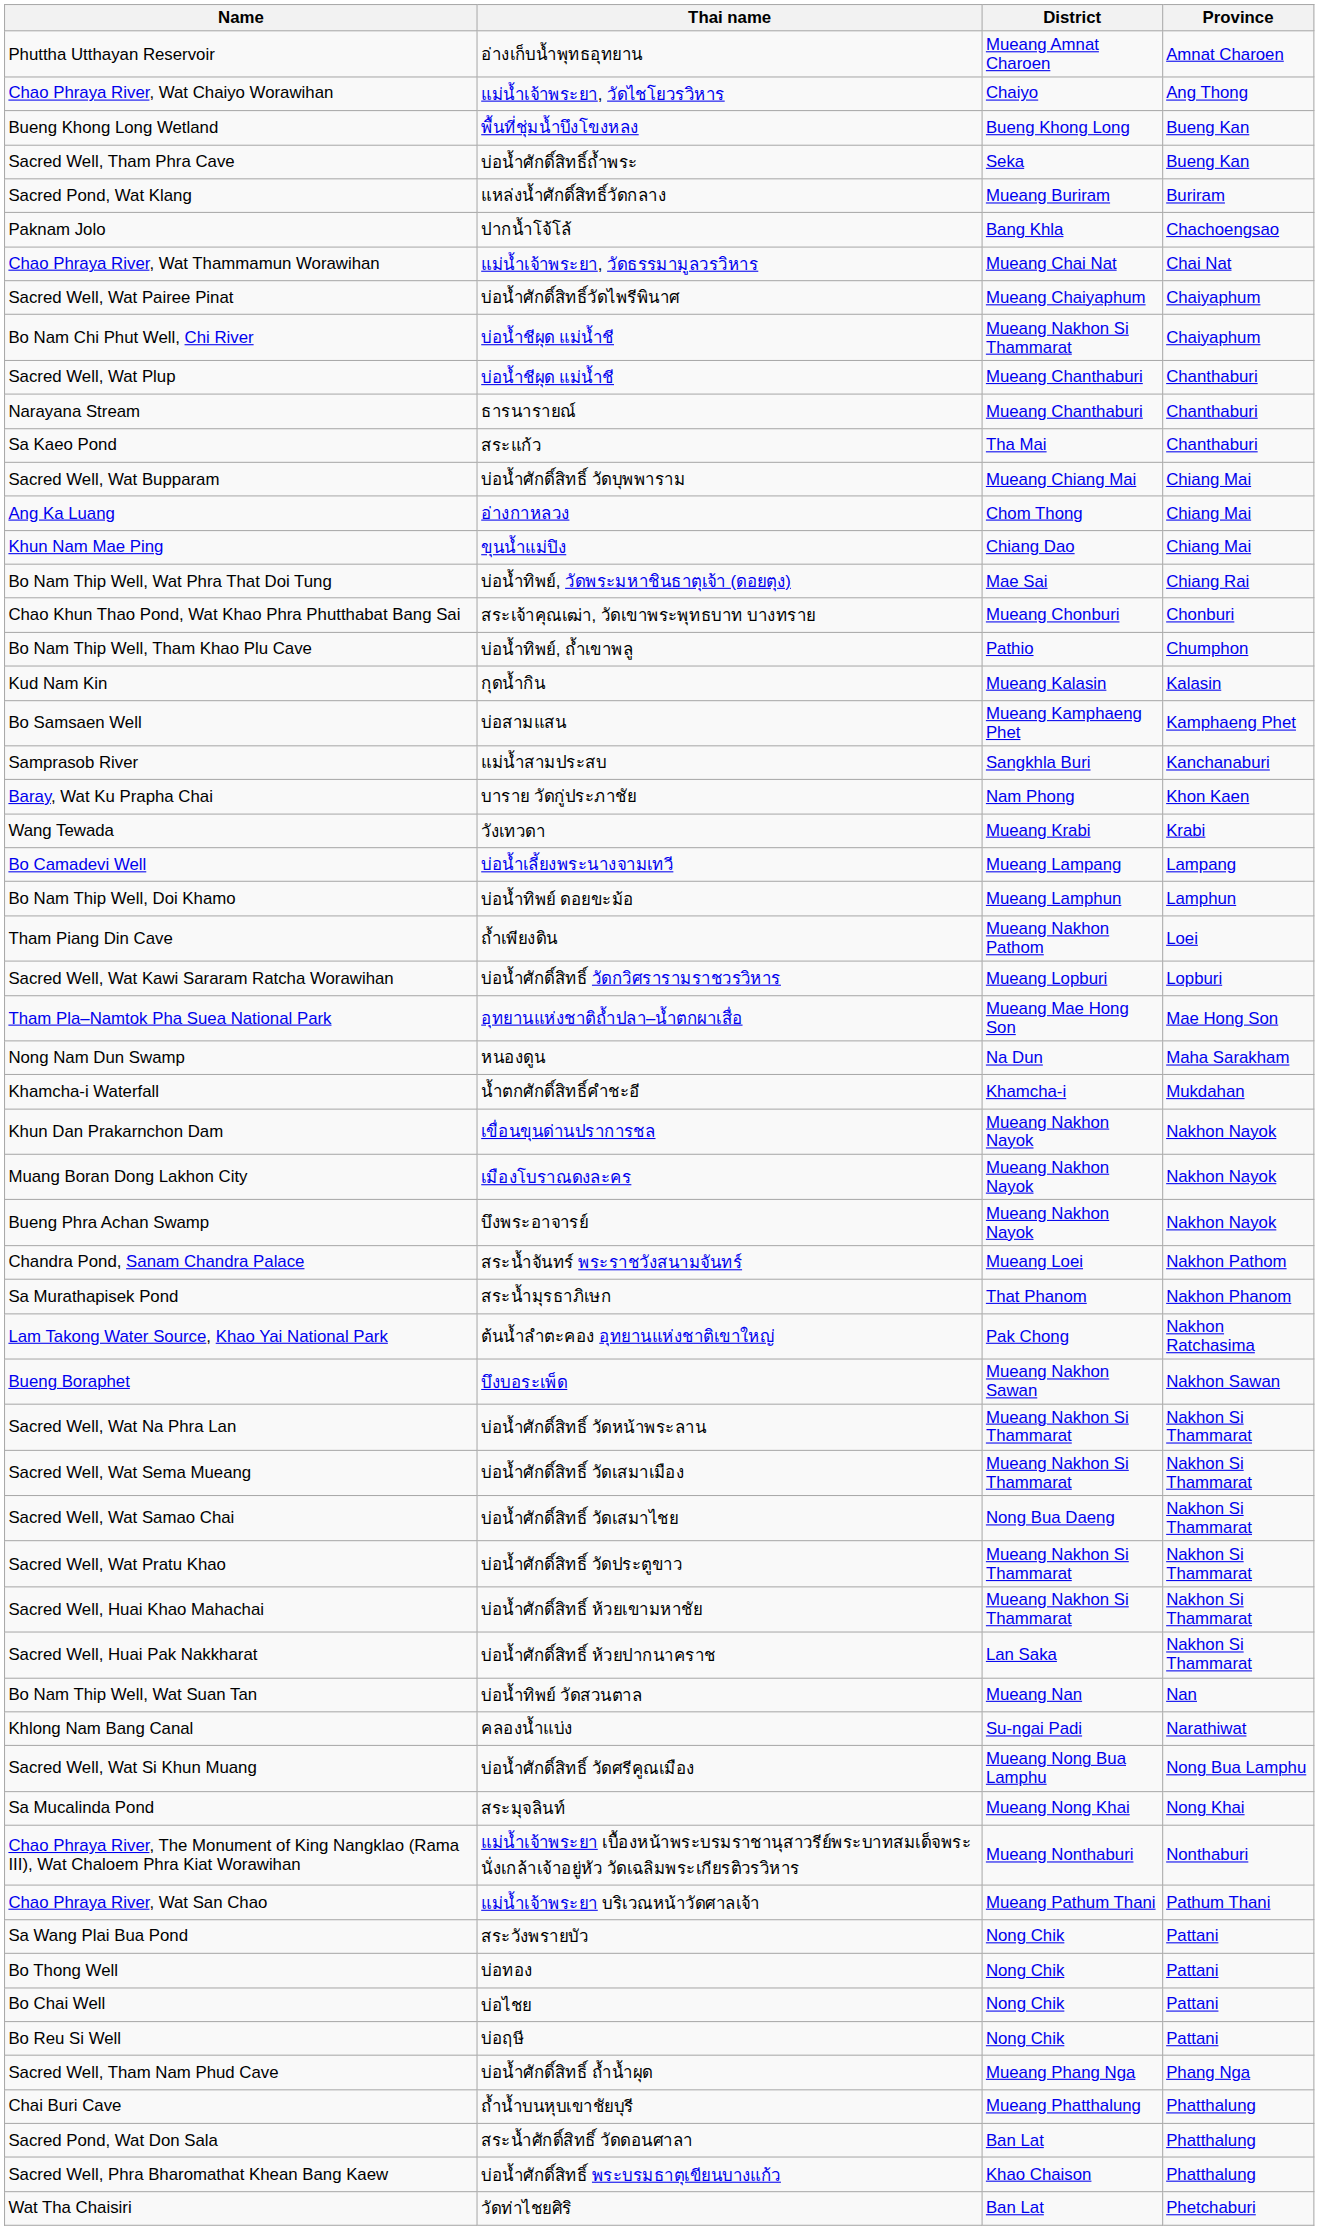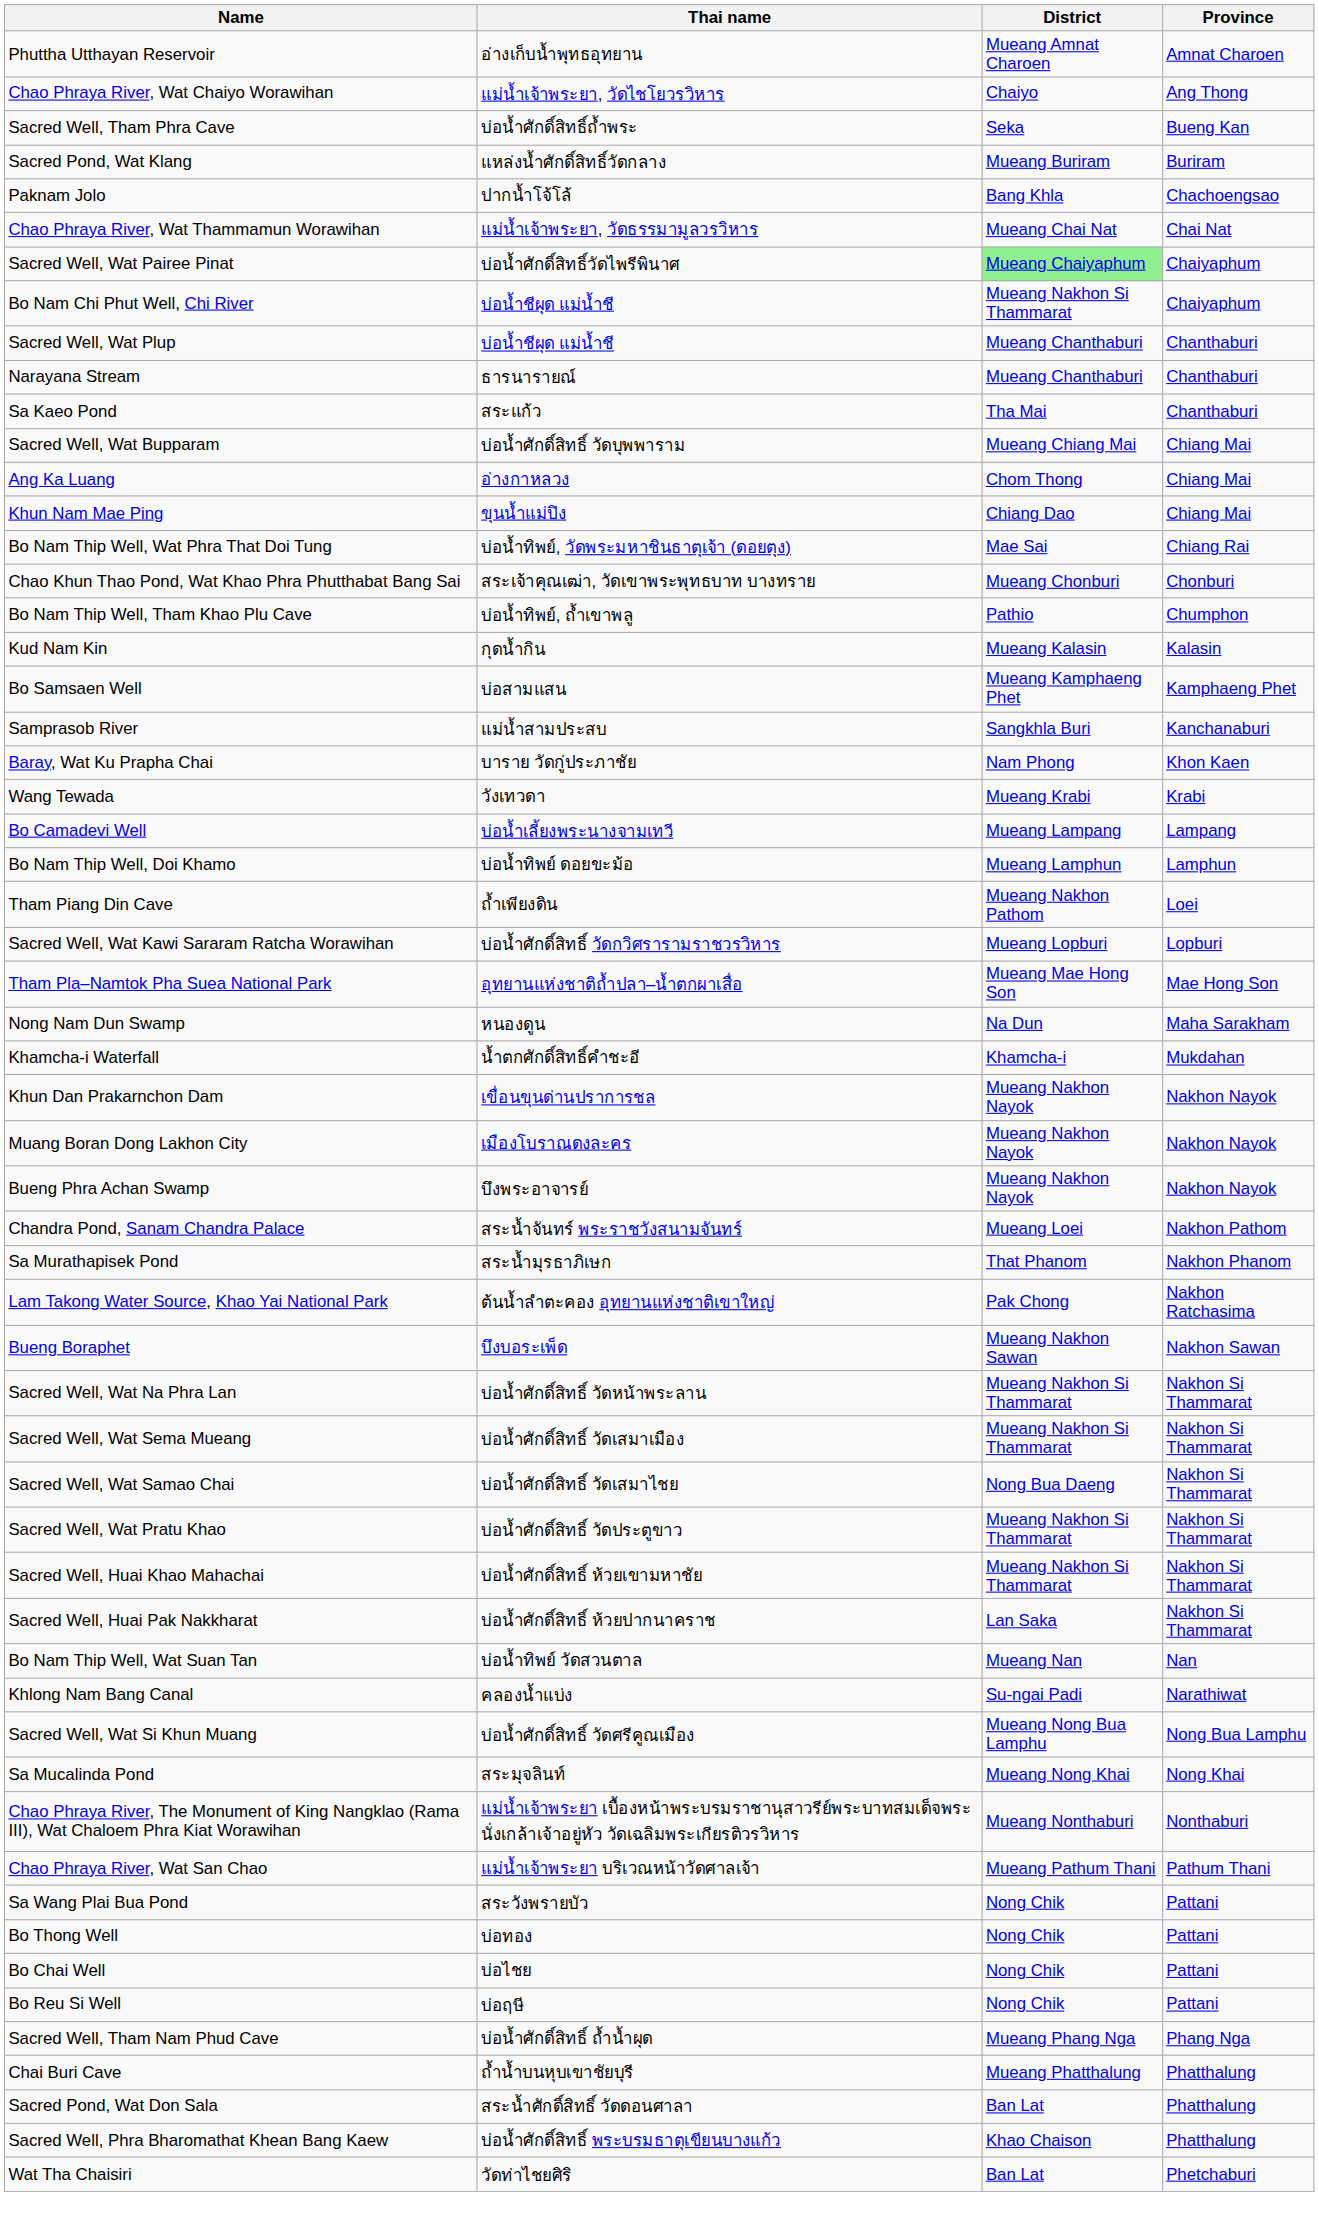- row: (113, 127)
(1066, 297) no background -> (1066, 263) lightgreen background
